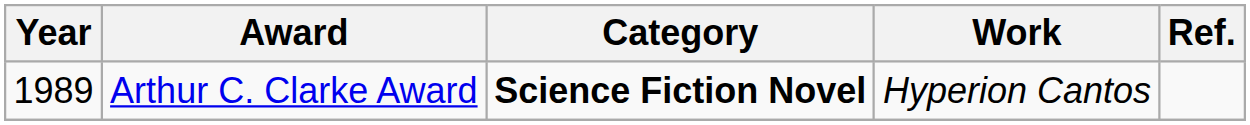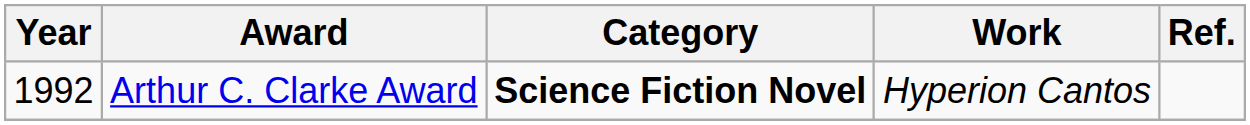(53, 90) 1989 -> (53, 90) 1992
